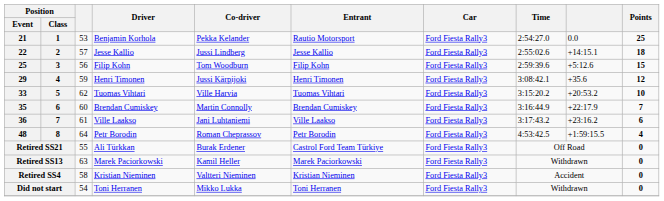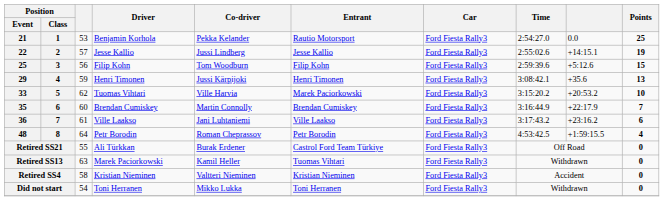(641, 51) 18 -> (641, 51) 19
(641, 79) 12 -> (641, 79) 13
(319, 93) Tuomas Vihtari -> (327, 93) Marek Paciorkowski
(327, 161) Marek Paciorkowski -> (319, 161) Tuomas Vihtari
